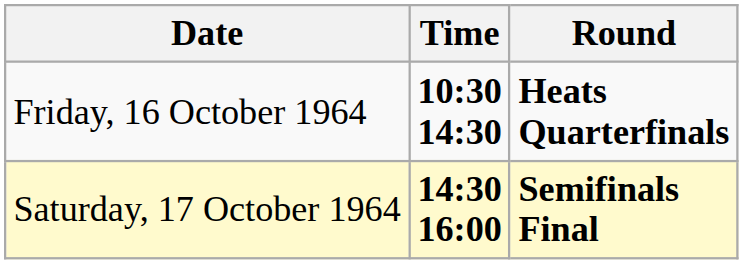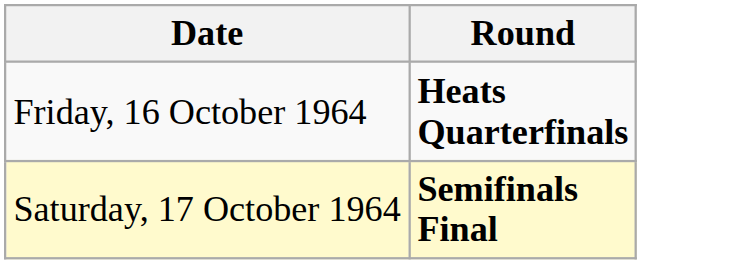- column: (460, 33)
